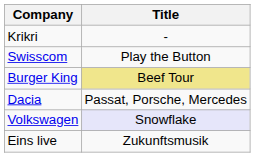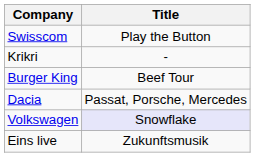rows swapped: (37, 57) <-> (23, 36)
(166, 78) khaki background -> (166, 78) no background
